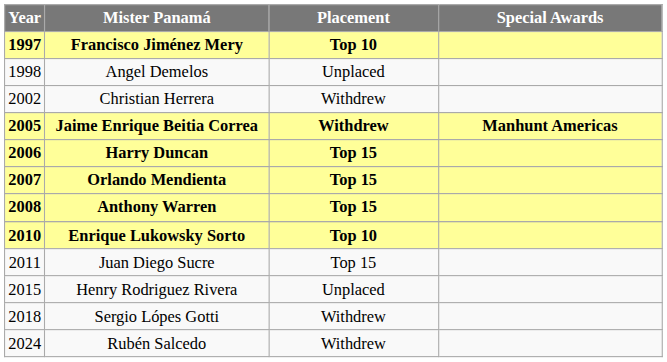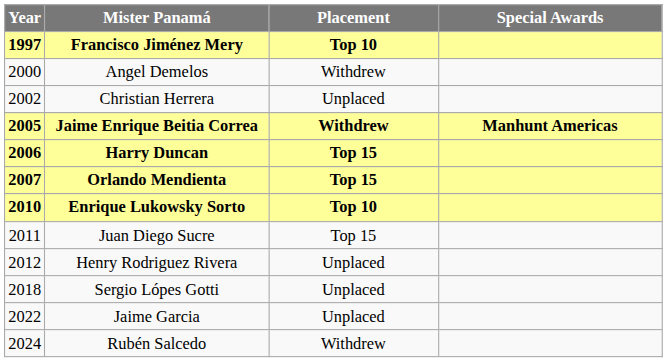(25, 72) 1998 -> (25, 72) 2000
(353, 72) Unplaced -> (353, 72) Withdrew
(353, 99) Withdrew -> (353, 99) Unplaced
- row: (157, 207)
(25, 288) 2015 -> (25, 261) 2012
(353, 315) Withdrew -> (353, 288) Unplaced
+ row: (157, 315)
